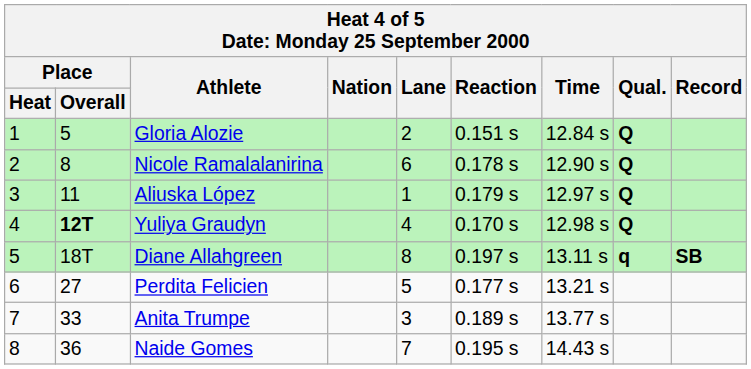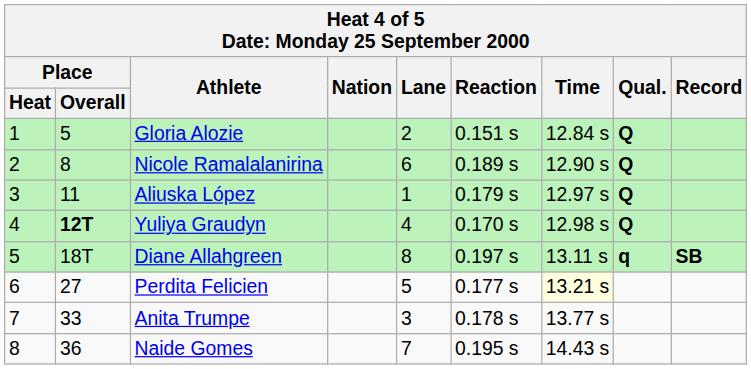(487, 164) 0.178 s -> (487, 164) 0.189 s
(577, 287) no background -> (577, 287) lightyellow background
(487, 317) 0.189 s -> (487, 317) 0.178 s
